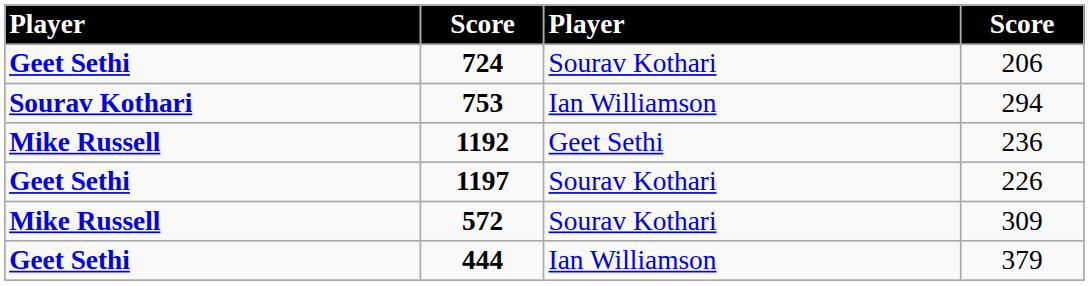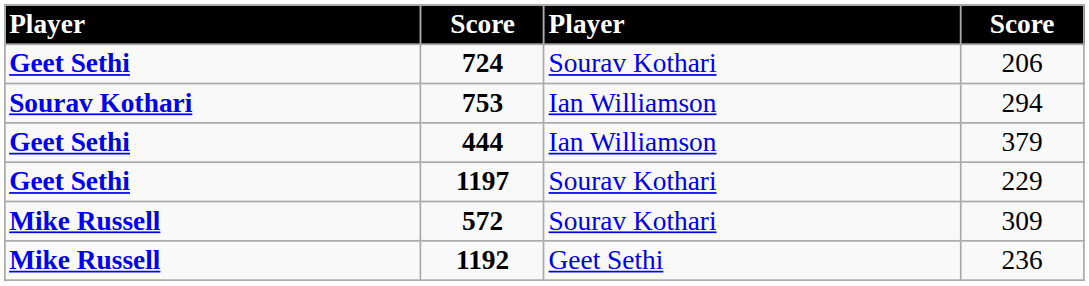rows swapped: (483, 260) <-> (483, 142)
(1022, 181) 226 -> (1022, 181) 229
